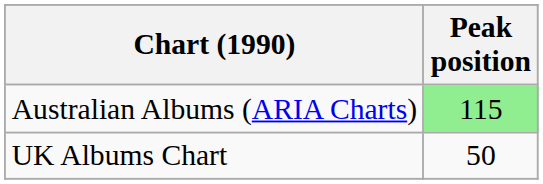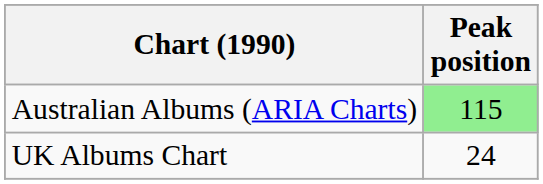(481, 155) 50 -> (481, 155) 24
